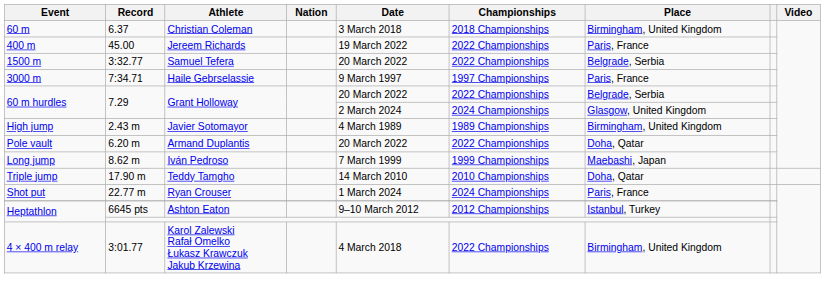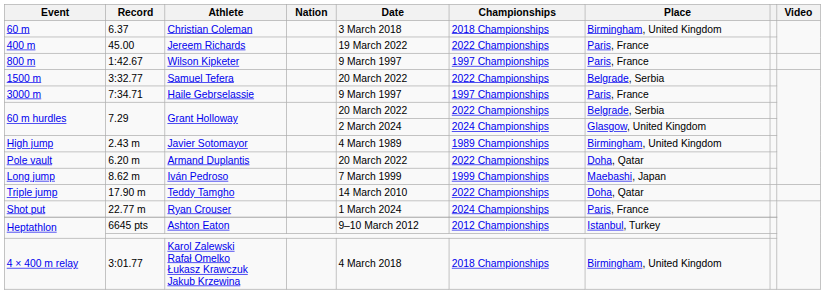+ row: (126, 62)
(500, 176) 2010 Championships -> (500, 193) 2022 Championships
(500, 248) 2022 Championships -> (500, 264) 2018 Championships
